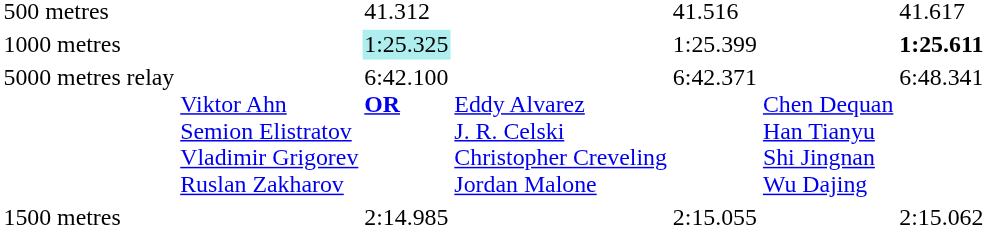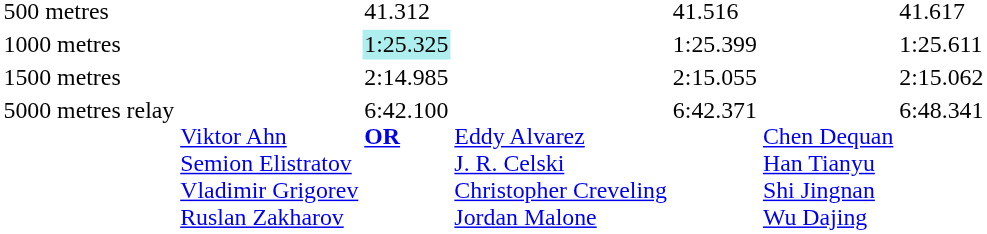(941, 44) bold -> (941, 44) normal
rows swapped: (62, 217) <-> (89, 77)
